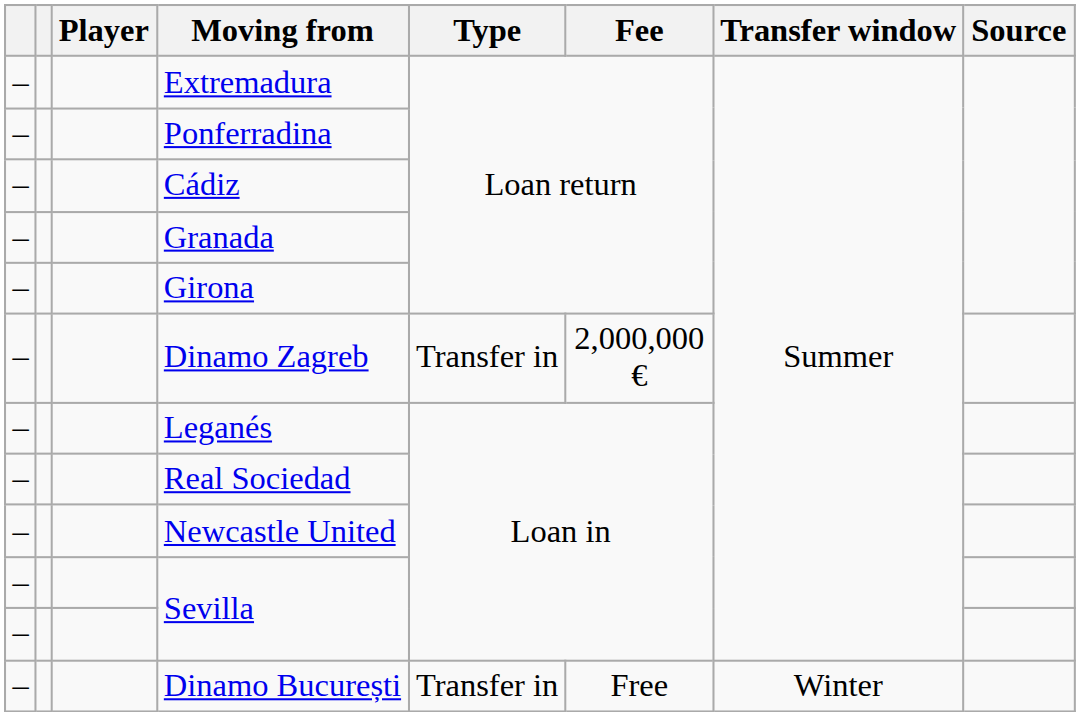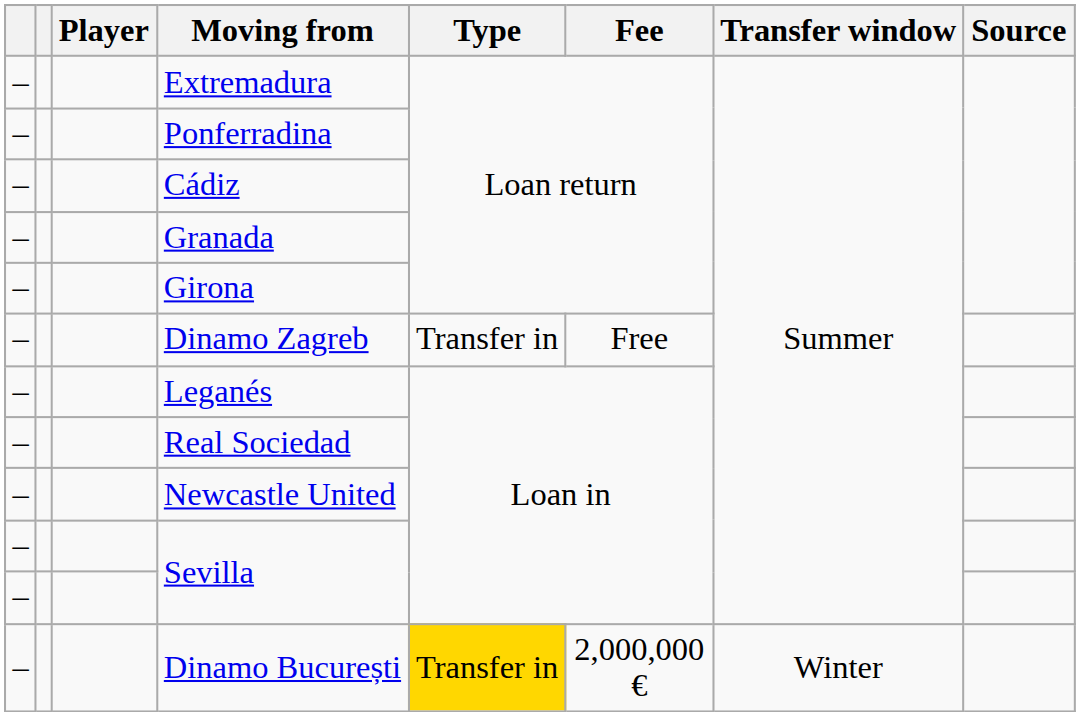(639, 357) 2,000,000 € -> (639, 339) Free
(487, 684) no background -> (487, 666) gold background
(639, 684) Free -> (639, 666) 2,000,000 €
